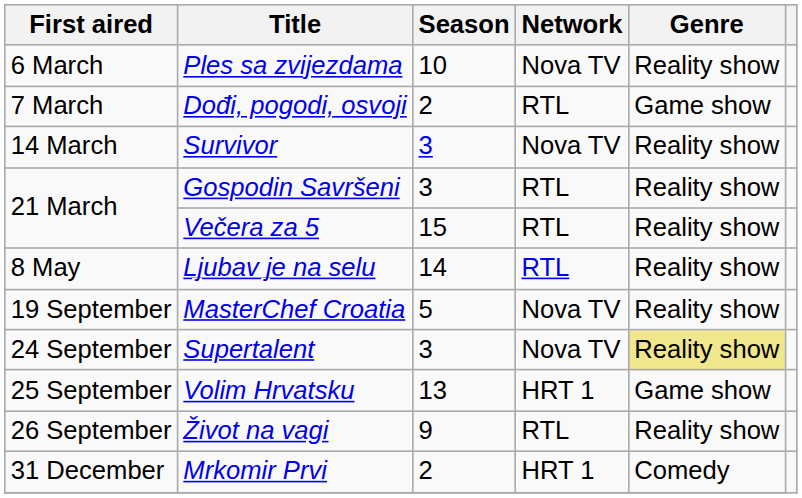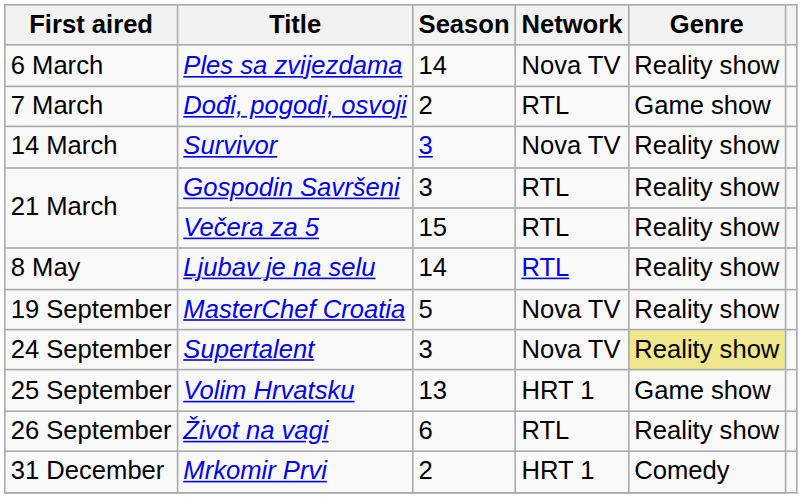(433, 65) 10 -> (433, 65) 14
(426, 430) 9 -> (426, 430) 6
